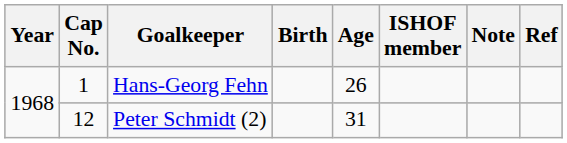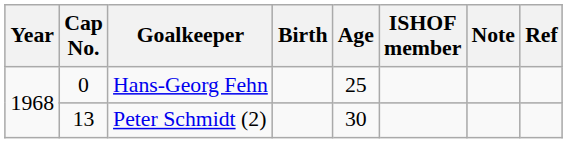(84, 84) 1 -> (84, 84) 0
(356, 84) 26 -> (356, 84) 25
(84, 120) 12 -> (84, 120) 13
(356, 120) 31 -> (356, 120) 30
